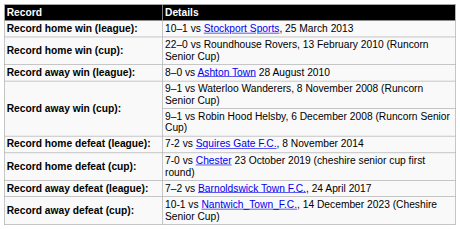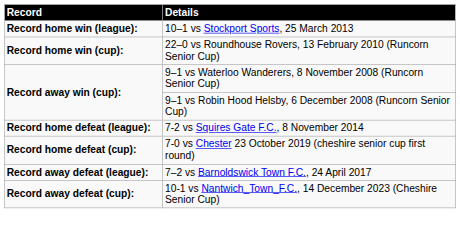- row: (247, 72)
